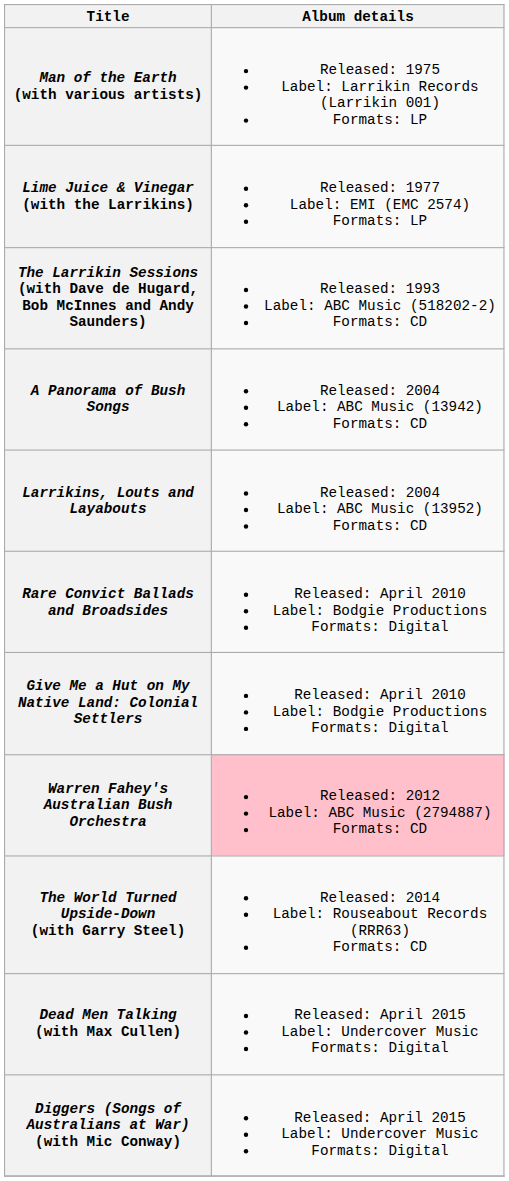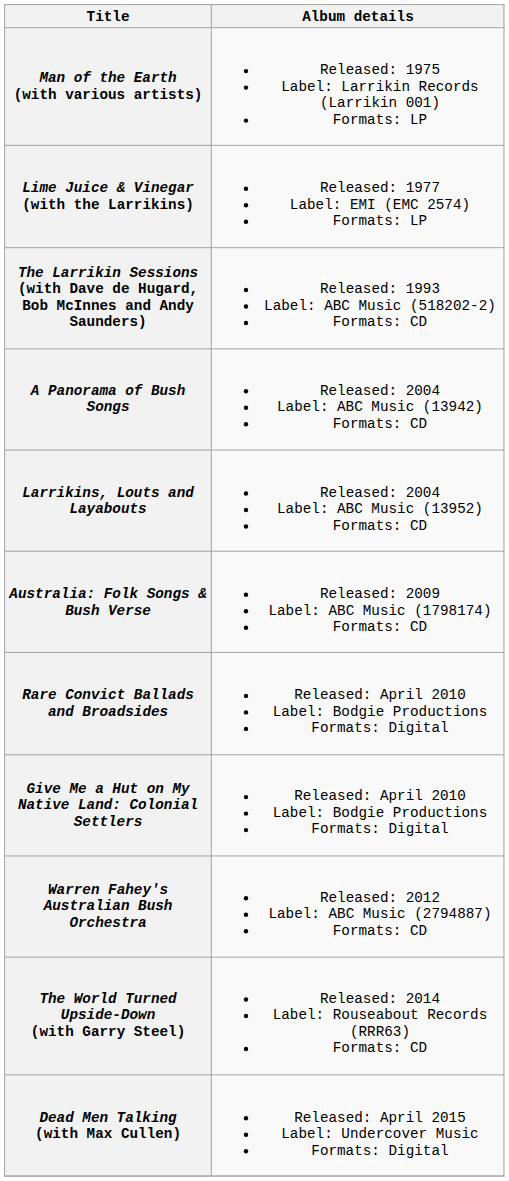+ row: (108, 602)
(358, 813) pink background -> (358, 915) no background
- row: (108, 1126)
